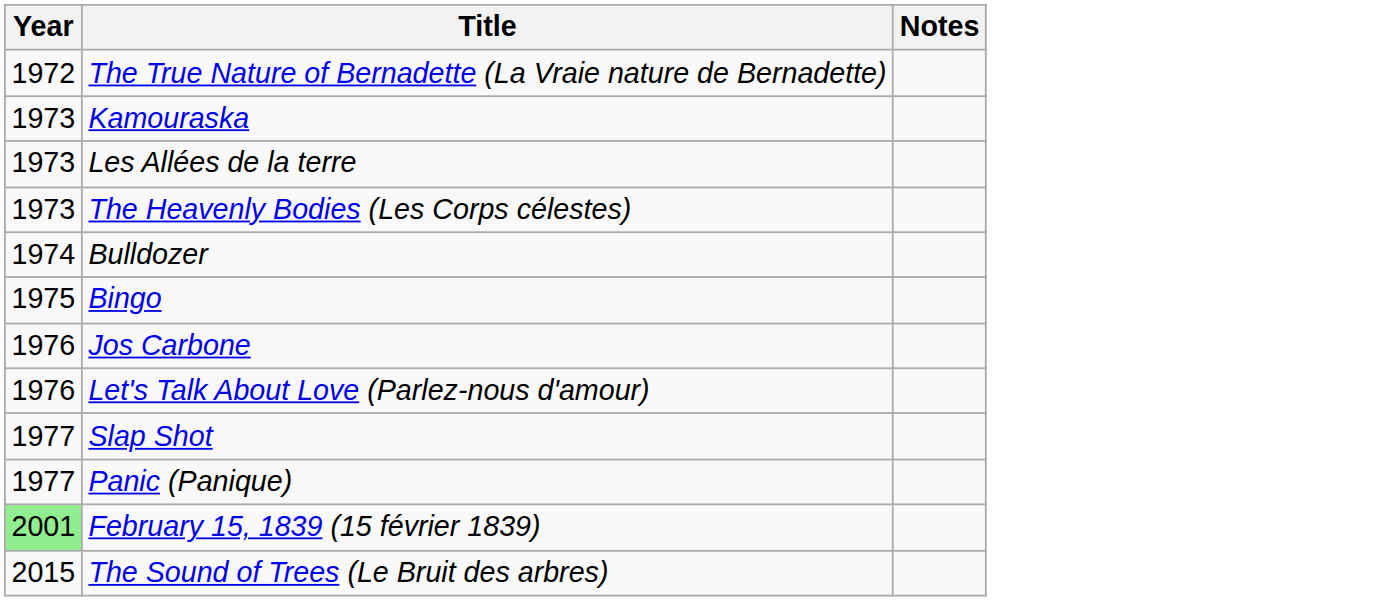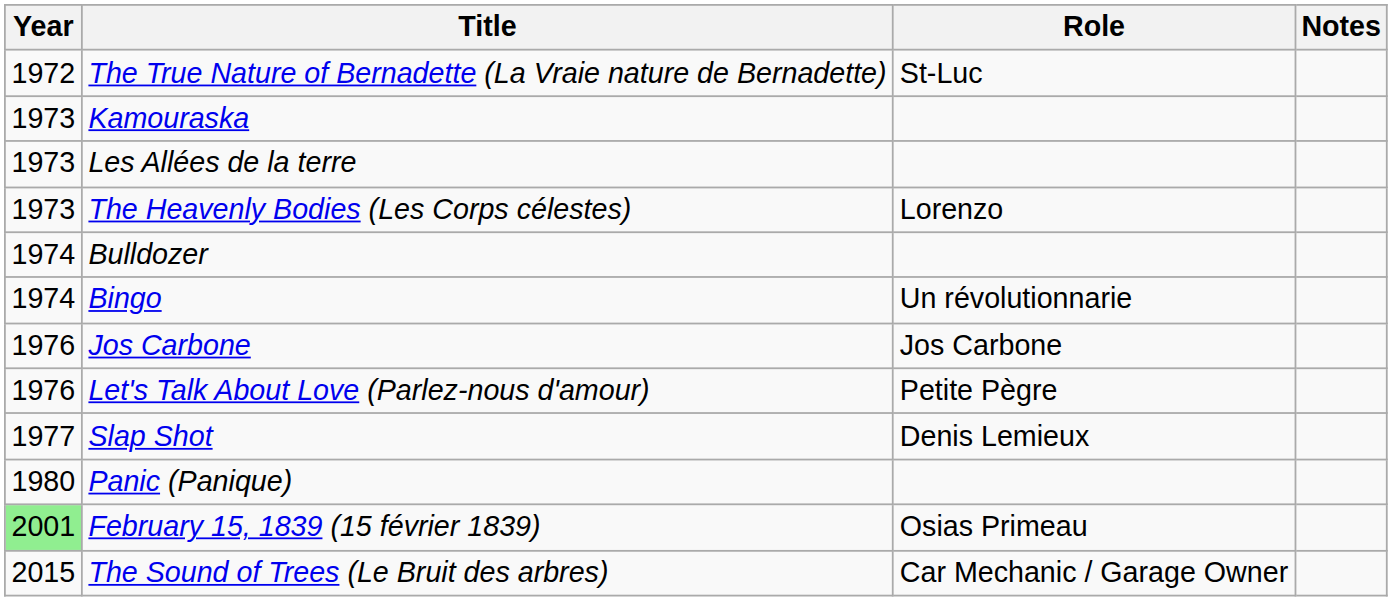+ column: (1094, 27)
(43, 299) 1975 -> (43, 299) 1974
(43, 481) 1977 -> (43, 481) 1980
